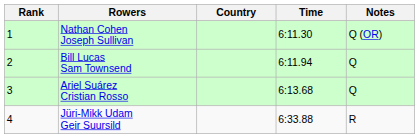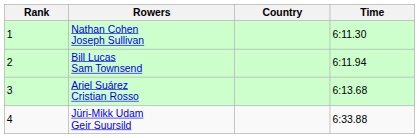- column: (380, 12)
